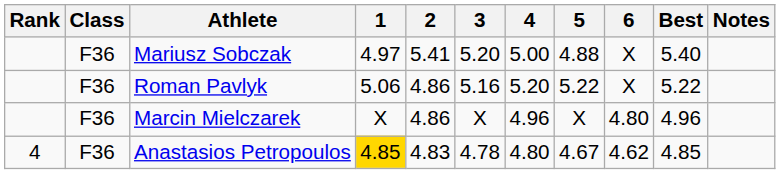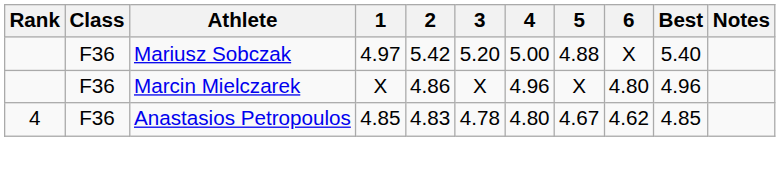(430, 53) 5.41 -> (430, 53) 5.42
- row: (201, 86)
(380, 151) gold background -> (380, 119) no background
